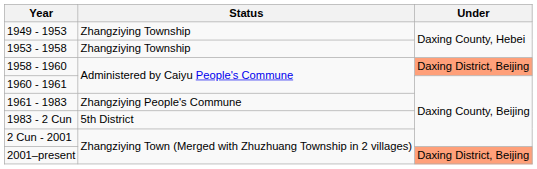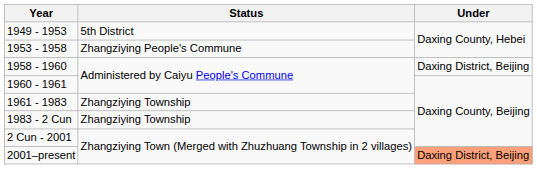(136, 31) Zhangziying Township -> (107, 31) 5th District
(136, 48) Zhangziying Township -> (161, 48) Zhangziying People's Commune
(473, 66) lightsalmon background -> (473, 66) no background
(161, 102) Zhangziying People's Commune -> (136, 102) Zhangziying Township
(107, 119) 5th District -> (136, 119) Zhangziying Township
